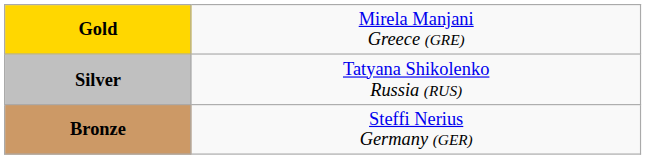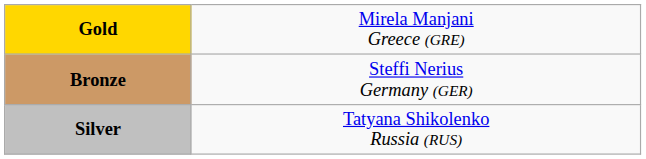rows swapped: (98, 79) <-> (98, 129)
